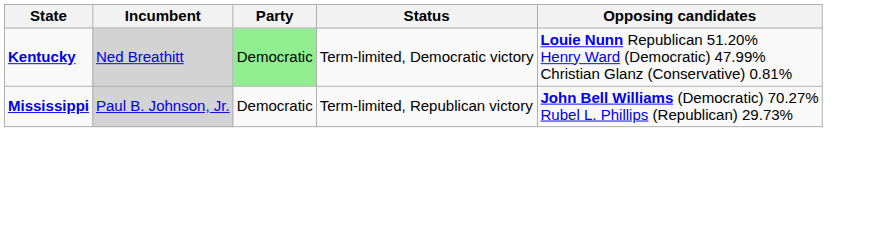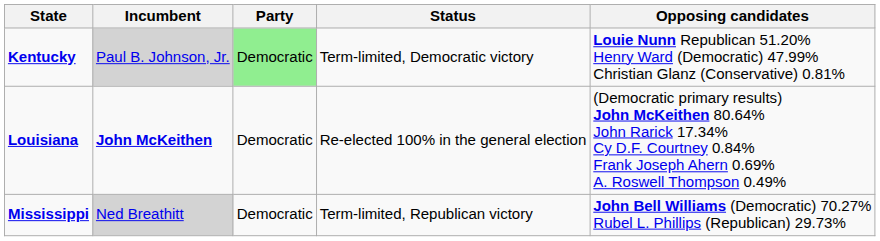(140, 57) Ned Breathitt -> (163, 57) Paul B. Johnson, Jr.
+ row: (43, 140)
(163, 106) Paul B. Johnson, Jr. -> (140, 214) Ned Breathitt
